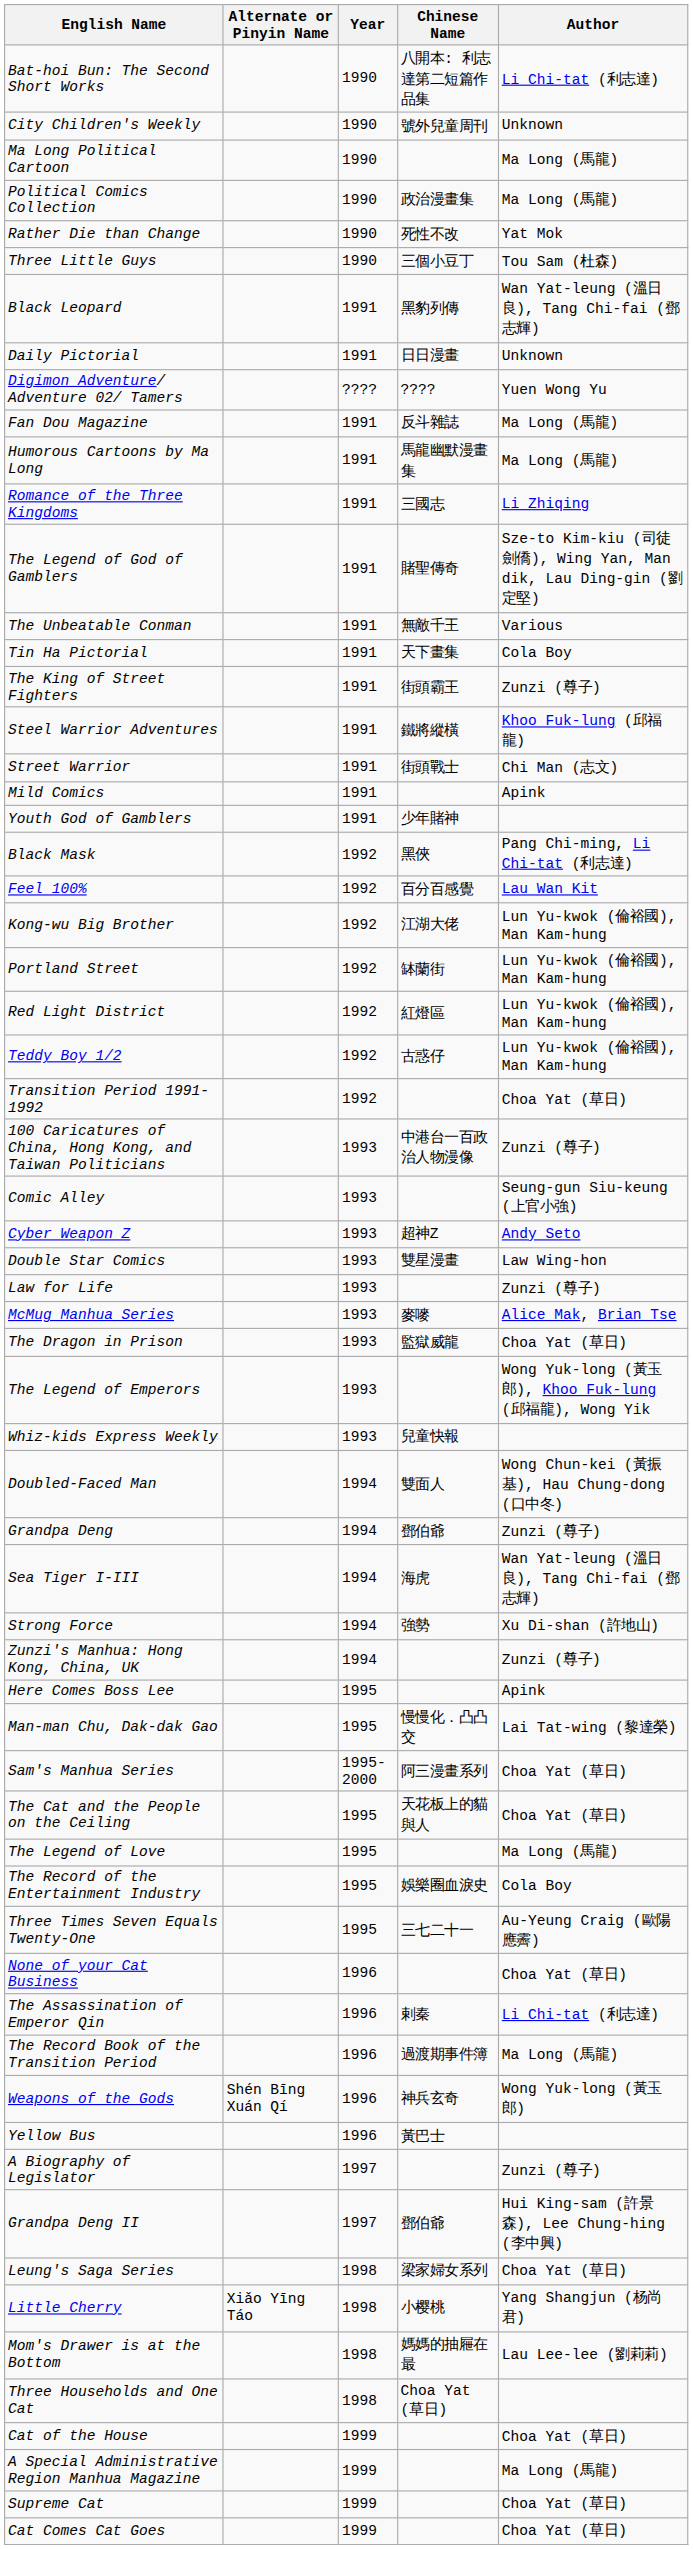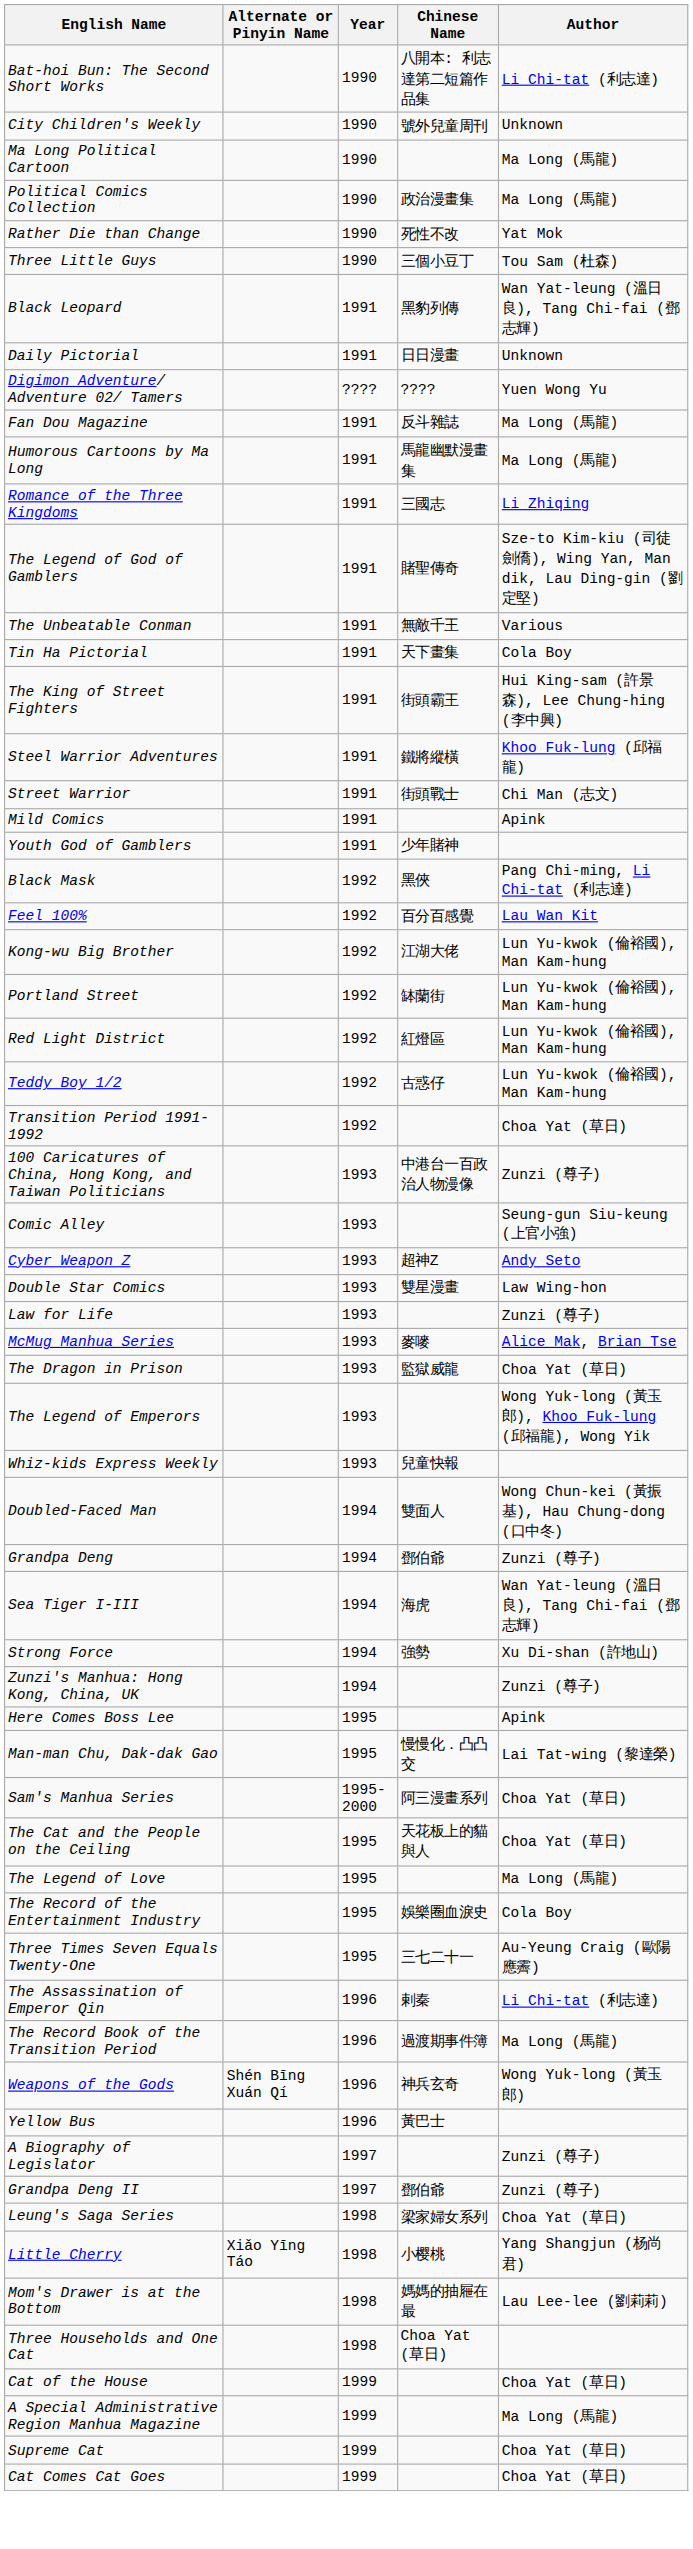(551, 687) Zunzi (尊子) -> (583, 701) Hui King-sam (許景森), Lee Chung-hing (李中興)
- row: (78, 1974)
(583, 2224) Hui King-sam (許景森), Lee Chung-hing (李中興) -> (551, 2190) Zunzi (尊子)
